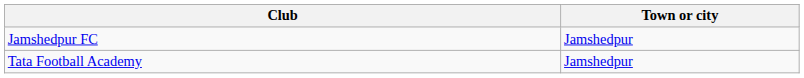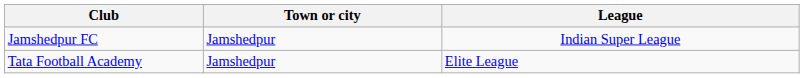+ column: (620, 15)
